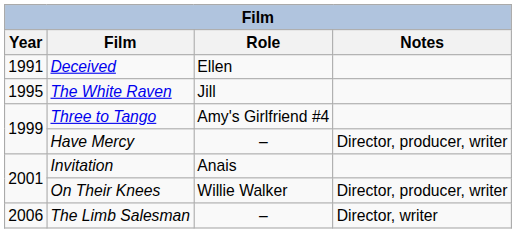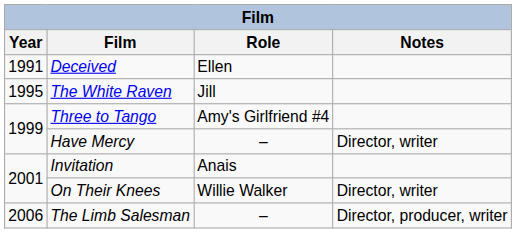(422, 141) Director, producer, writer -> (387, 141) Director, writer
(422, 191) Director, producer, writer -> (387, 191) Director, writer
(387, 216) Director, writer -> (422, 216) Director, producer, writer
